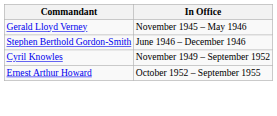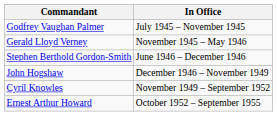+ row: (55, 27)
+ row: (35, 73)
